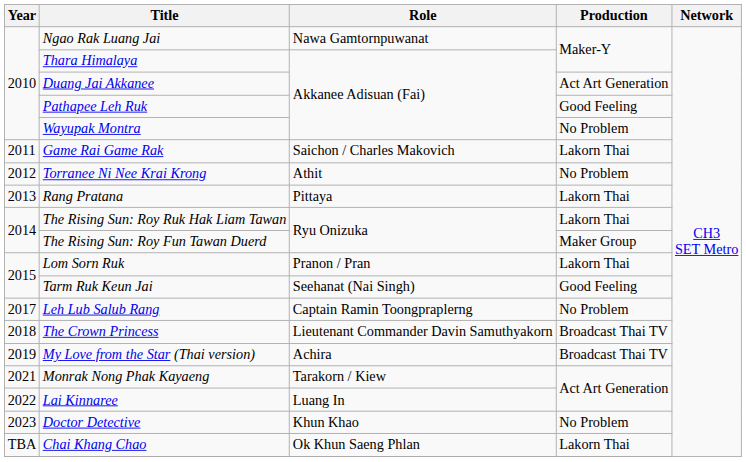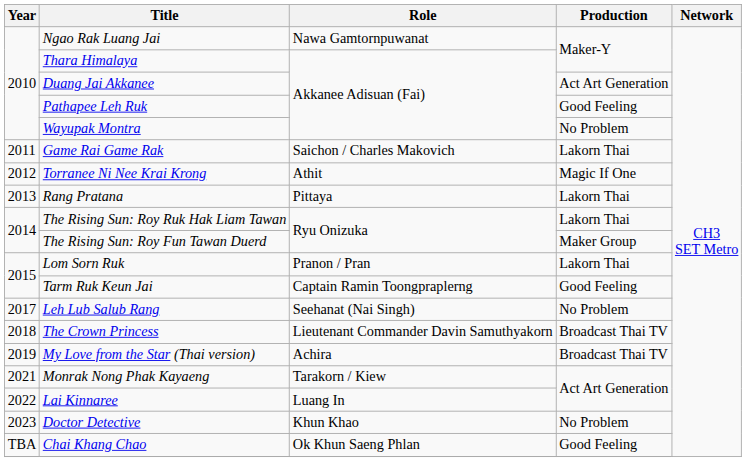(594, 173) No Problem -> (598, 173) Magic If One
(354, 286) Seehanat (Nai Singh) -> (383, 286) Captain Ramin Toongpraplerng
(383, 309) Captain Ramin Toongpraplerng -> (354, 309) Seehanat (Nai Singh)
(595, 444) Lakorn Thai -> (598, 444) Good Feeling
